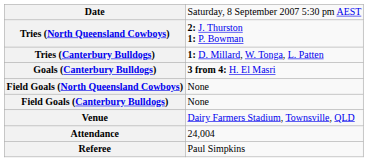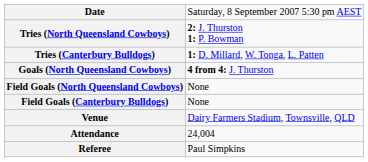+ row: (95, 70)
- row: (95, 70)
